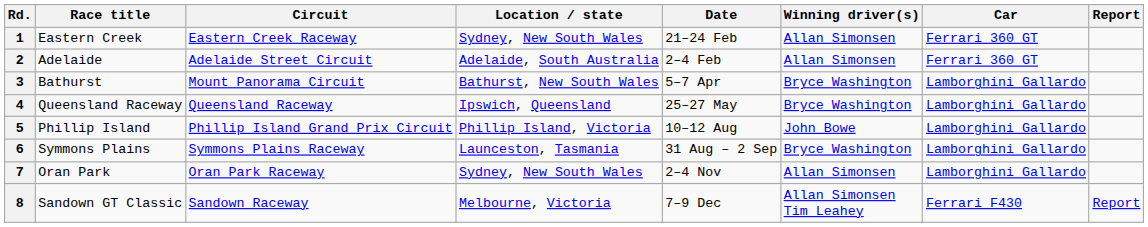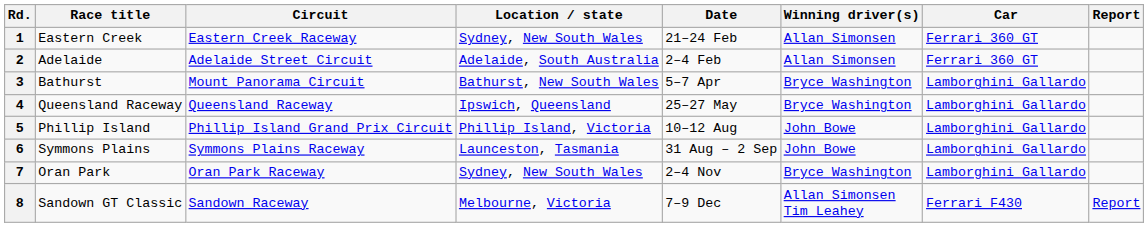(848, 150) Bryce Washington -> (820, 150) John Bowe
(840, 172) Allan Simonsen -> (848, 172) Bryce Washington
